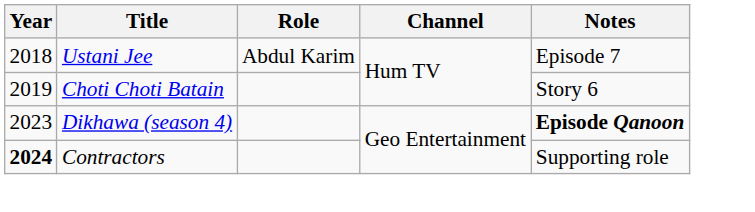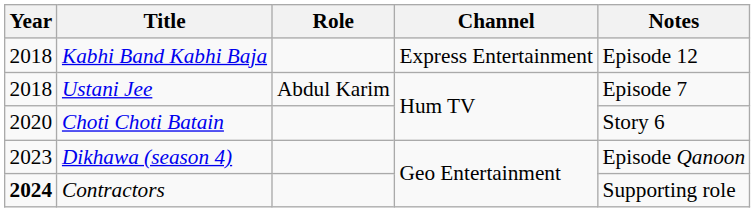+ row: (165, 55)
(31, 88) 2019 -> (31, 122) 2020
(610, 122) bold -> (674, 156) normal
